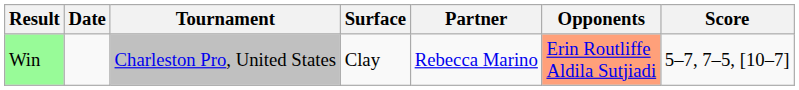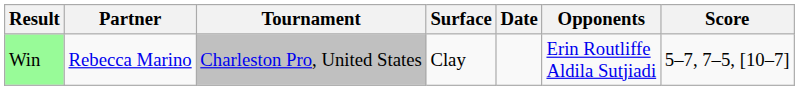columns swapped: (87, 19) <-> (476, 19)
(601, 59) lightsalmon background -> (601, 59) no background
